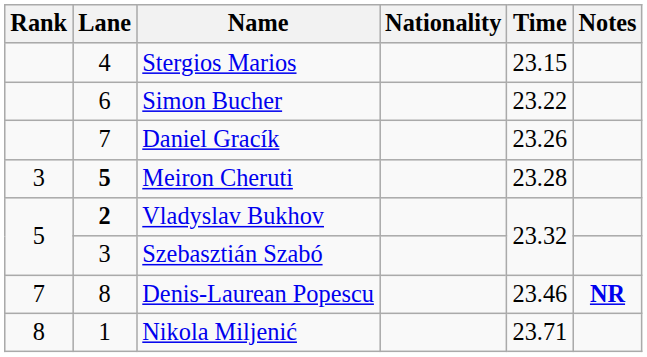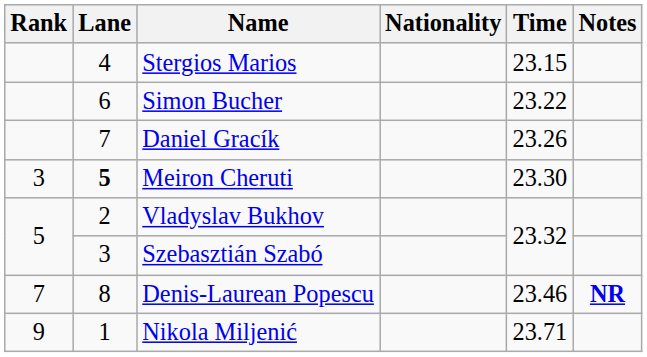(540, 178) 23.28 -> (540, 178) 23.30
(105, 216) bold -> (105, 216) normal
(39, 332) 8 -> (39, 332) 9
